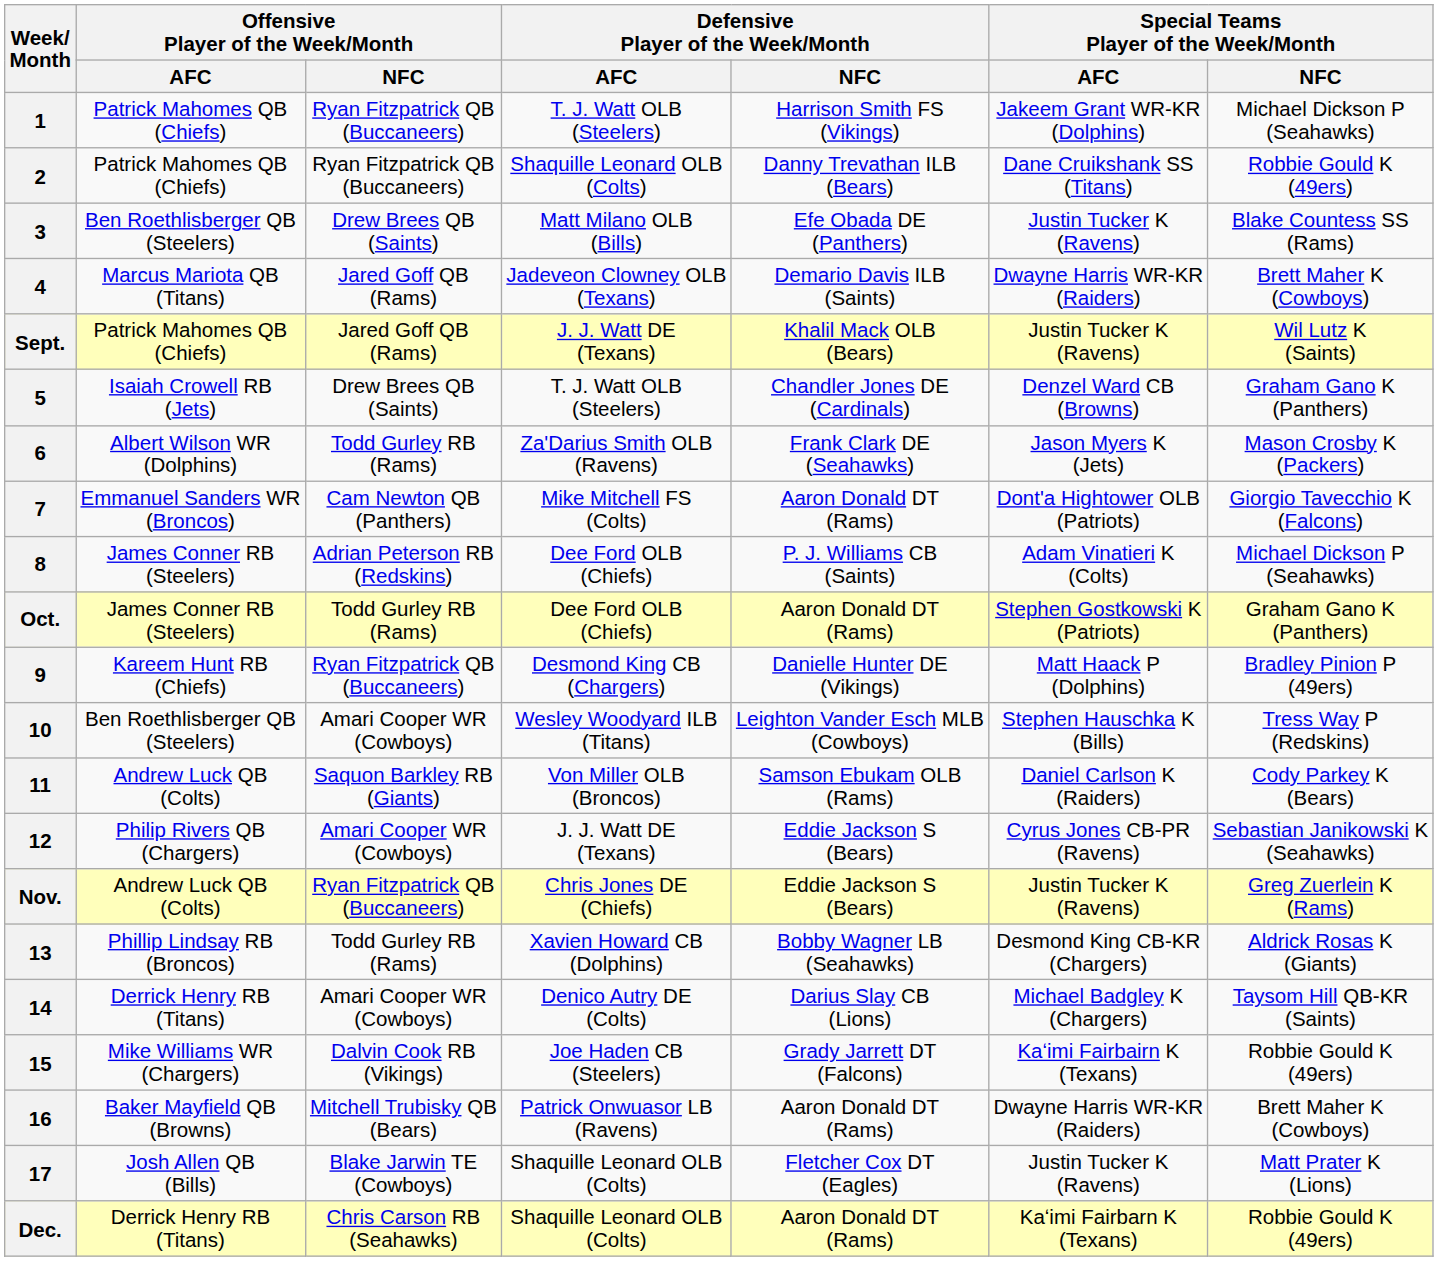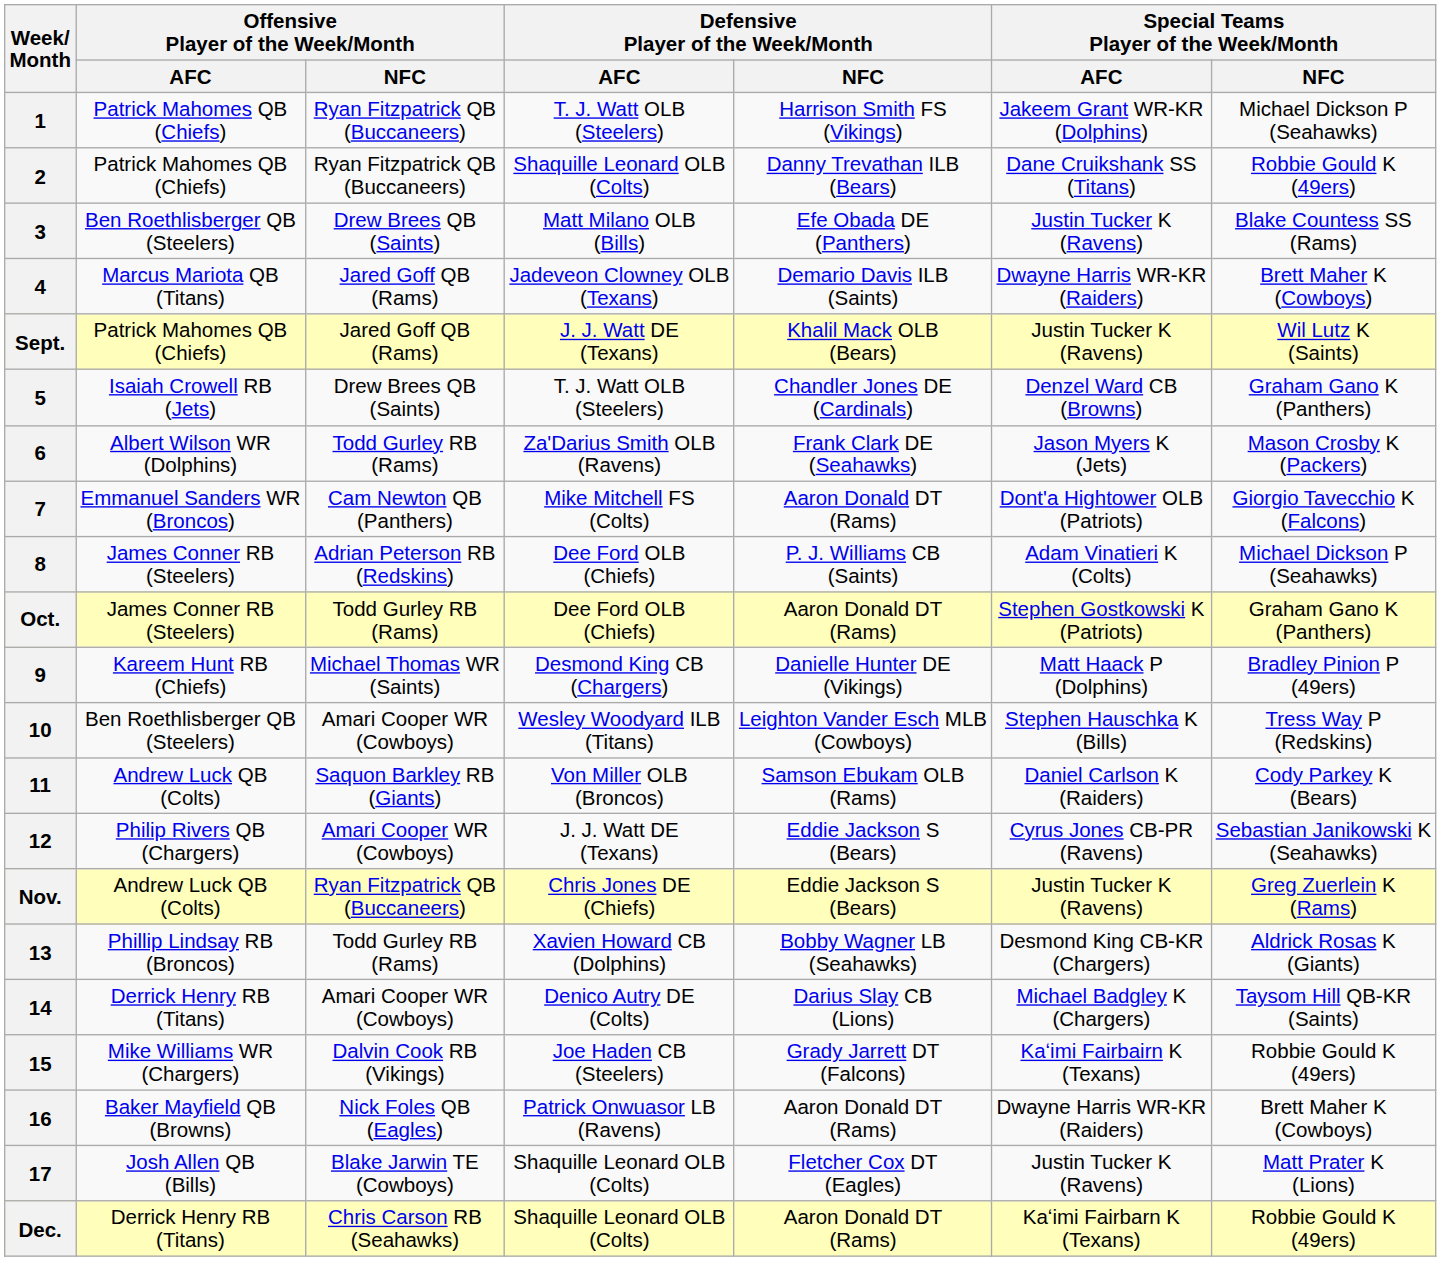(403, 675) Ryan Fitzpatrick QB (Buccaneers) -> (405, 675) Michael Thomas WR (Saints)
(403, 1118) Mitchell Trubisky QB (Bears) -> (405, 1118) Nick Foles QB (Eagles)
